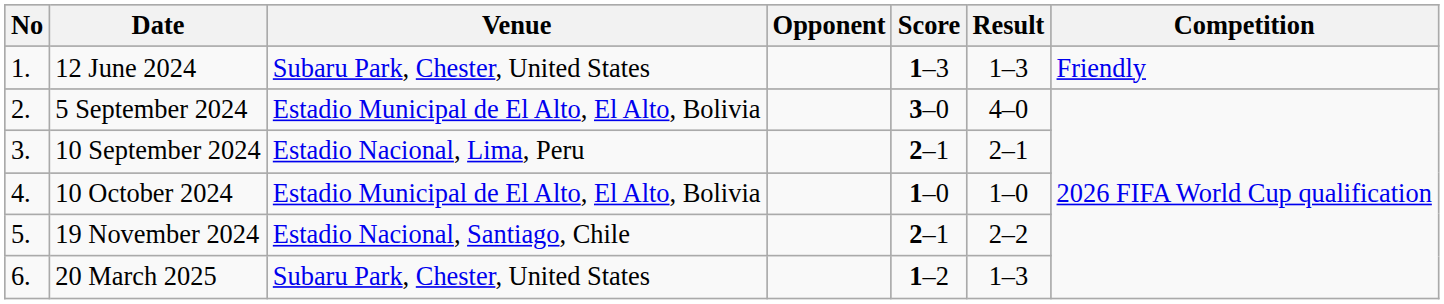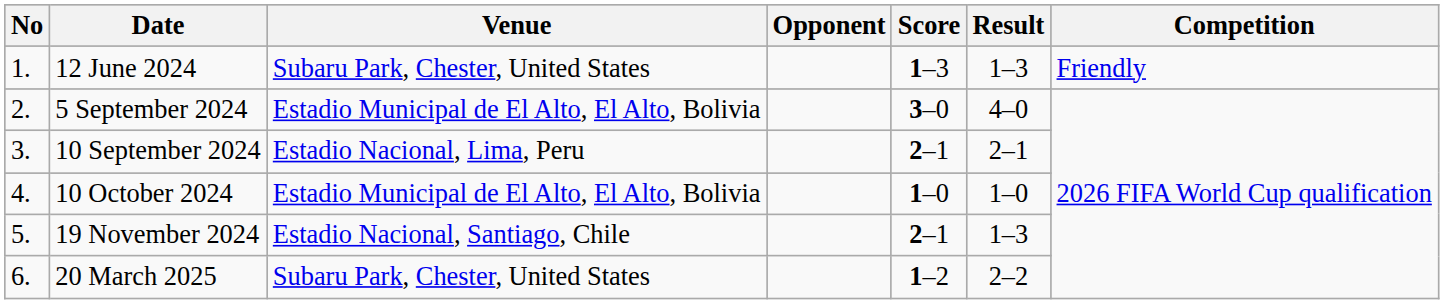(1008, 234) 2–2 -> (1008, 234) 1–3
(1008, 276) 1–3 -> (1008, 276) 2–2
